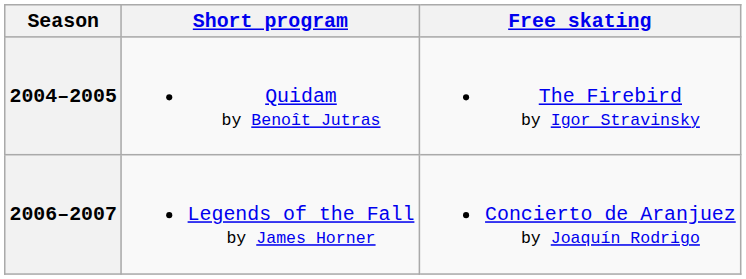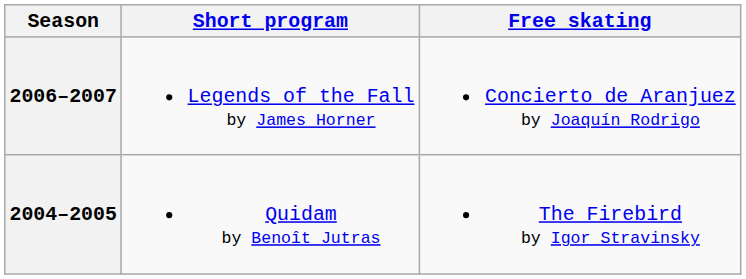rows swapped: (63, 214) <-> (63, 96)
